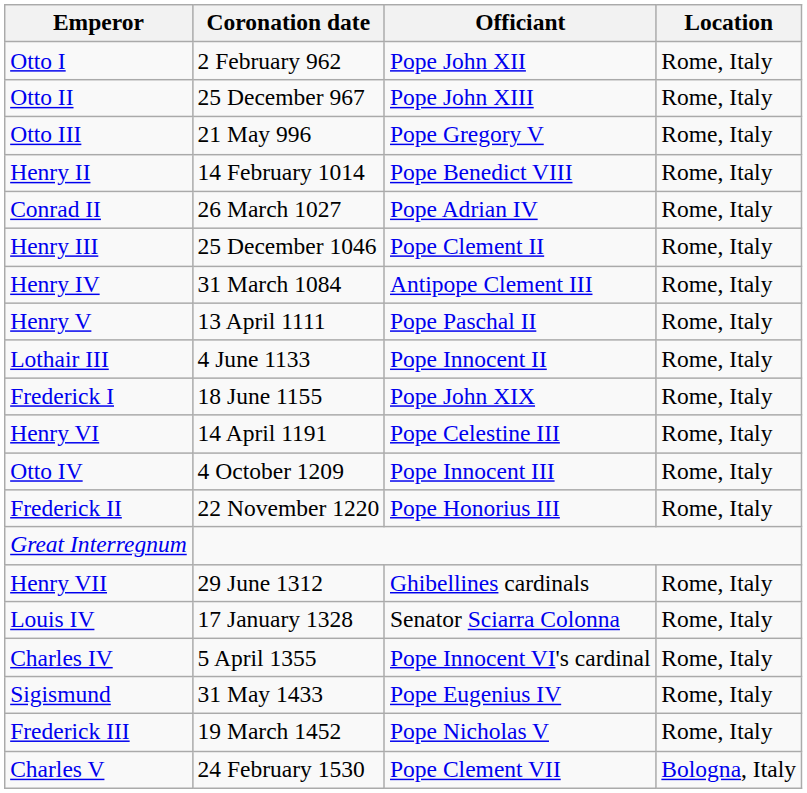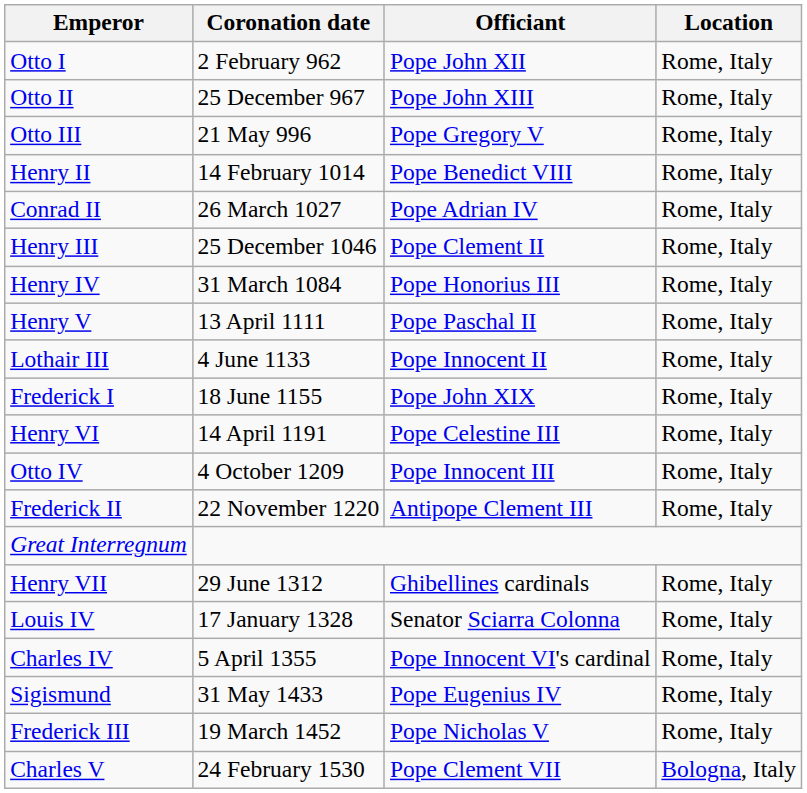(491, 284) Antipope Clement III -> (475, 284) Pope Honorius III
(475, 508) Pope Honorius III -> (491, 508) Antipope Clement III
